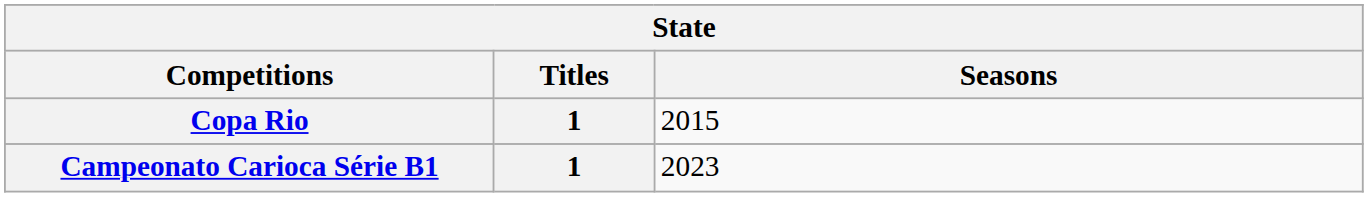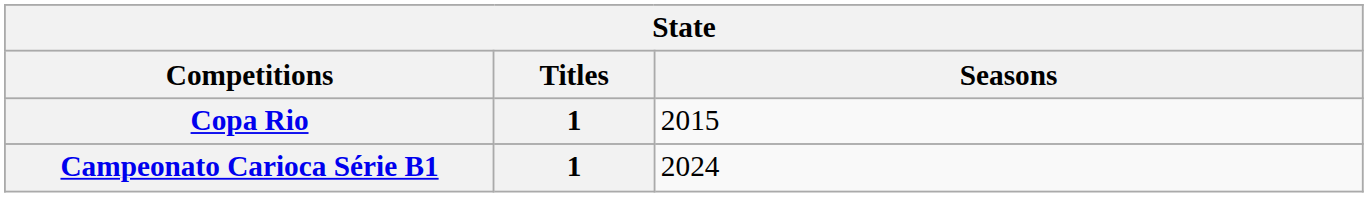(690, 167) 2023 -> (690, 167) 2024
